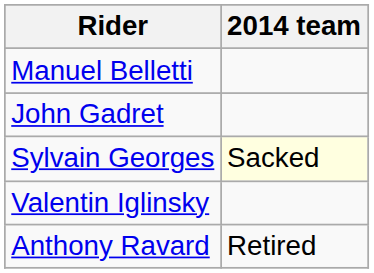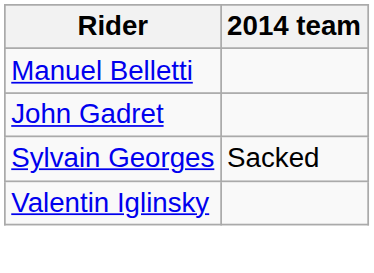(273, 158) lightyellow background -> (273, 158) no background
- row: (110, 245)
